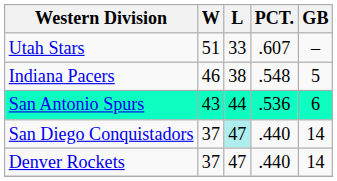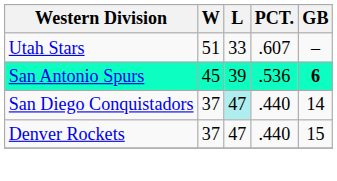- row: (62, 76)
(211, 104) 43 -> (211, 76) 45
(237, 104) 44 -> (237, 76) 39
(315, 104) normal -> (315, 76) bold
(315, 162) 14 -> (315, 133) 15
